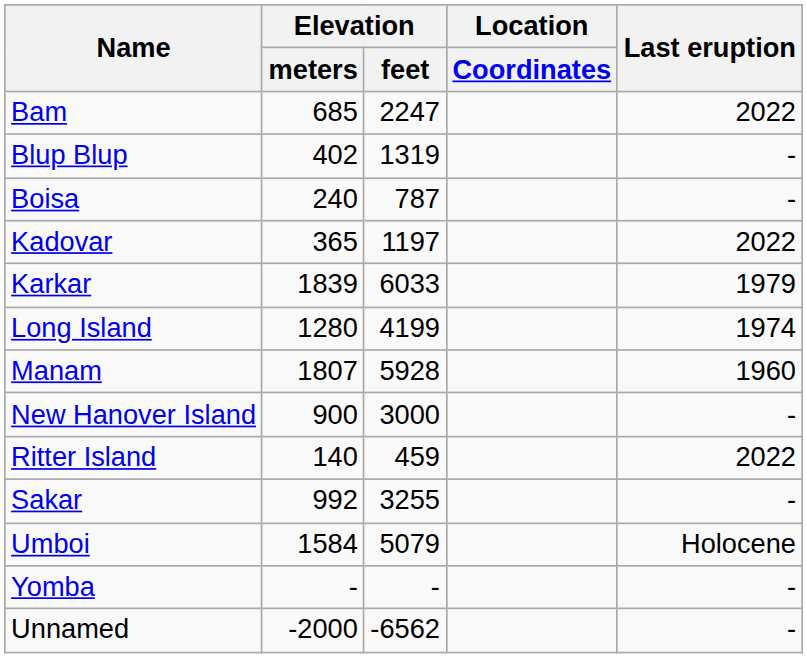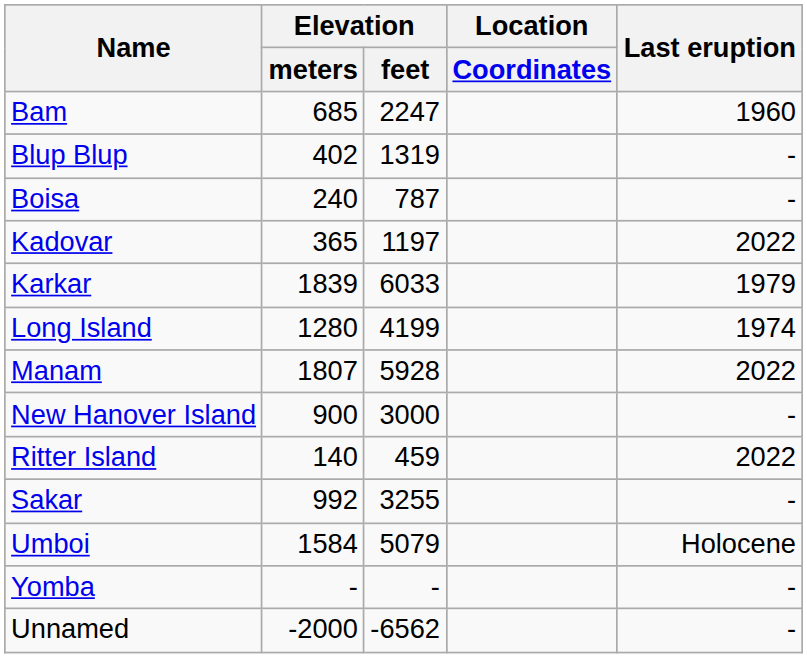(766, 112) 2022 -> (766, 112) 1960
(766, 371) 1960 -> (766, 371) 2022
